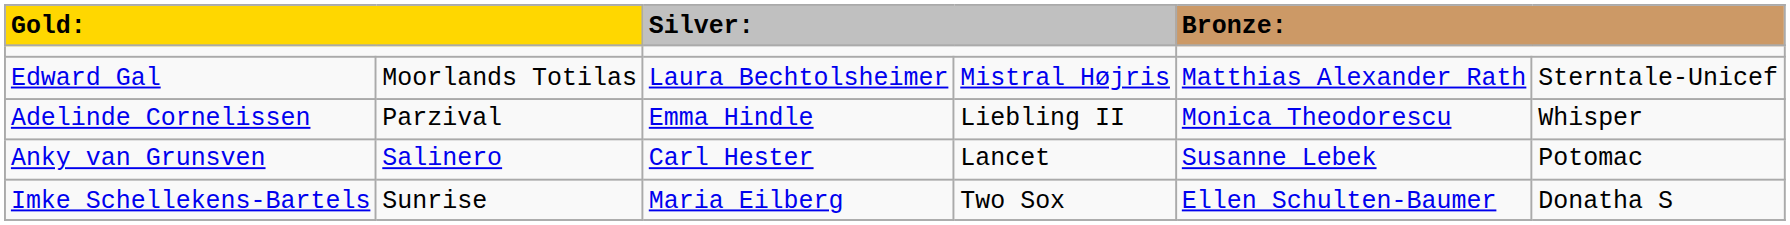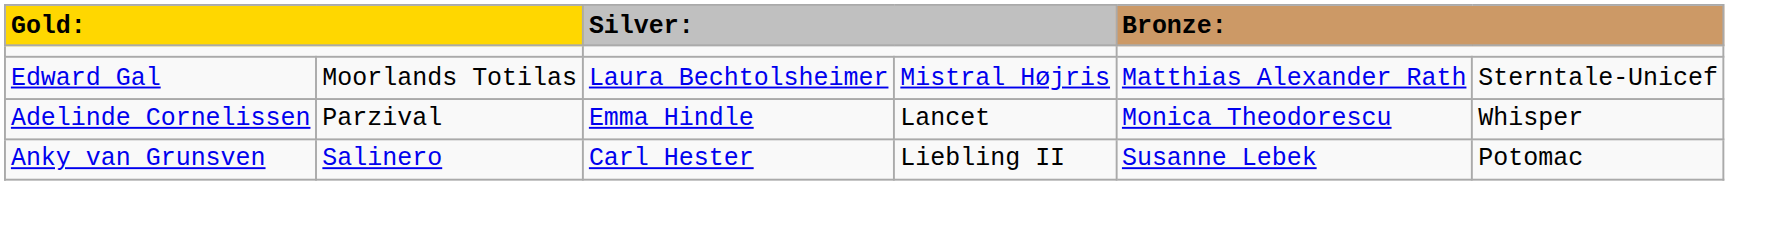(1043, 119) Liebling II -> (945, 119) Lancet
(1005, 159) Lancet -> (983, 159) Liebling II
- row: (191, 200)
